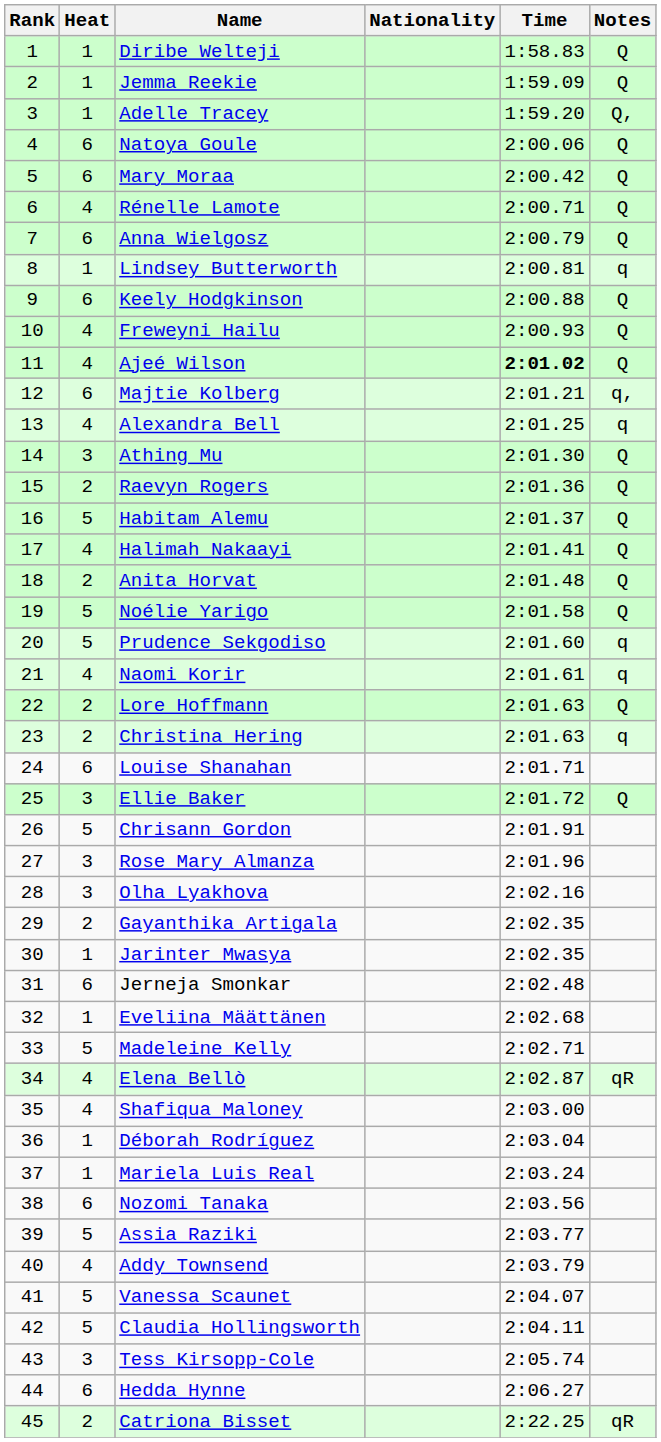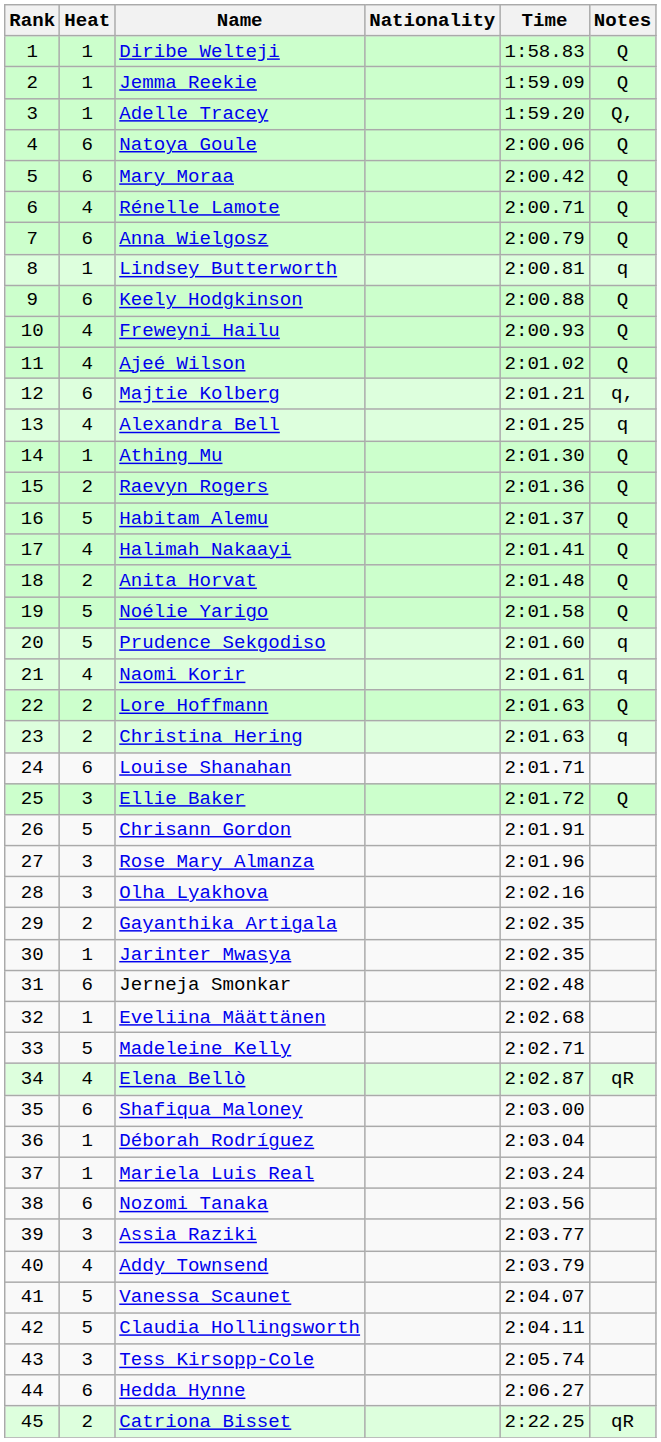(545, 363) bold -> (545, 363) normal
(87, 456) 3 -> (87, 456) 1
(87, 1110) 4 -> (87, 1110) 6
(87, 1235) 5 -> (87, 1235) 3
